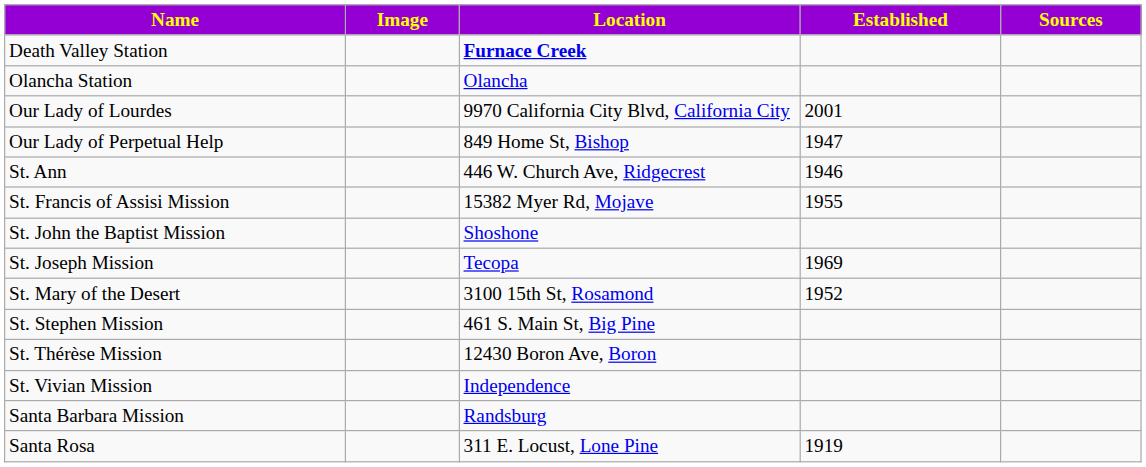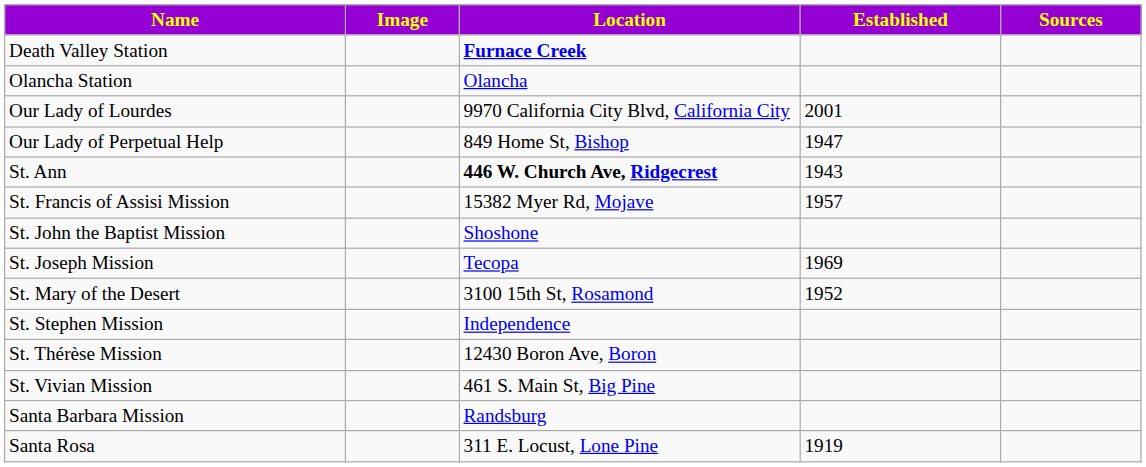(584, 171) normal -> (591, 171) bold
(824, 171) 1946 -> (824, 171) 1943
(824, 202) 1955 -> (824, 202) 1957
(559, 324) 461 S. Main St, Big Pine -> (517, 324) Independence
(517, 385) Independence -> (559, 385) 461 S. Main St, Big Pine
